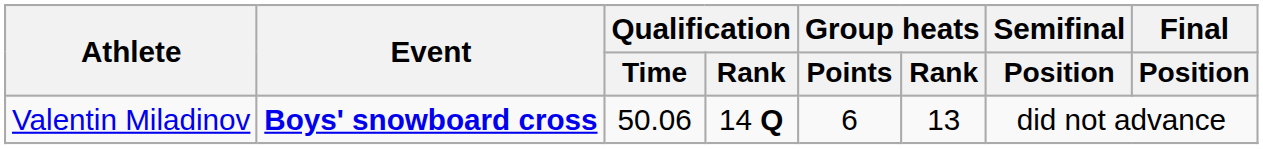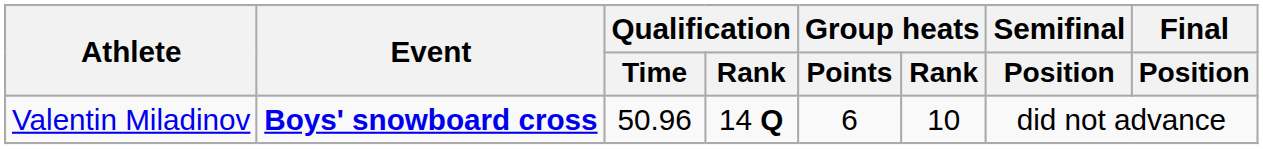(655, 120) 50.06 -> (655, 120) 50.96
(944, 120) 13 -> (944, 120) 10
